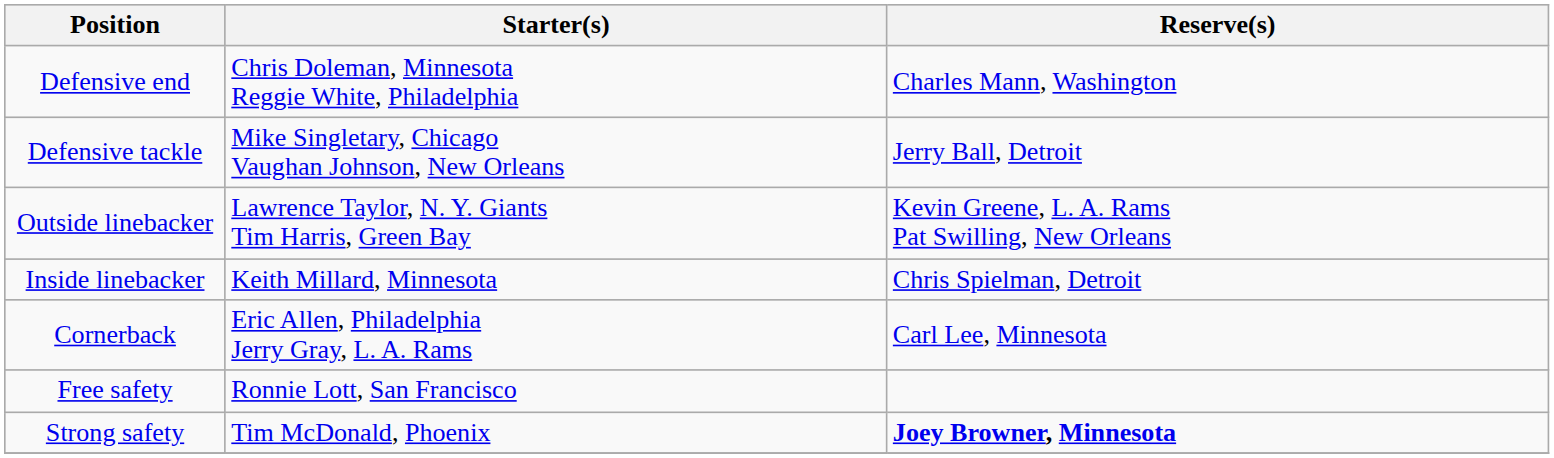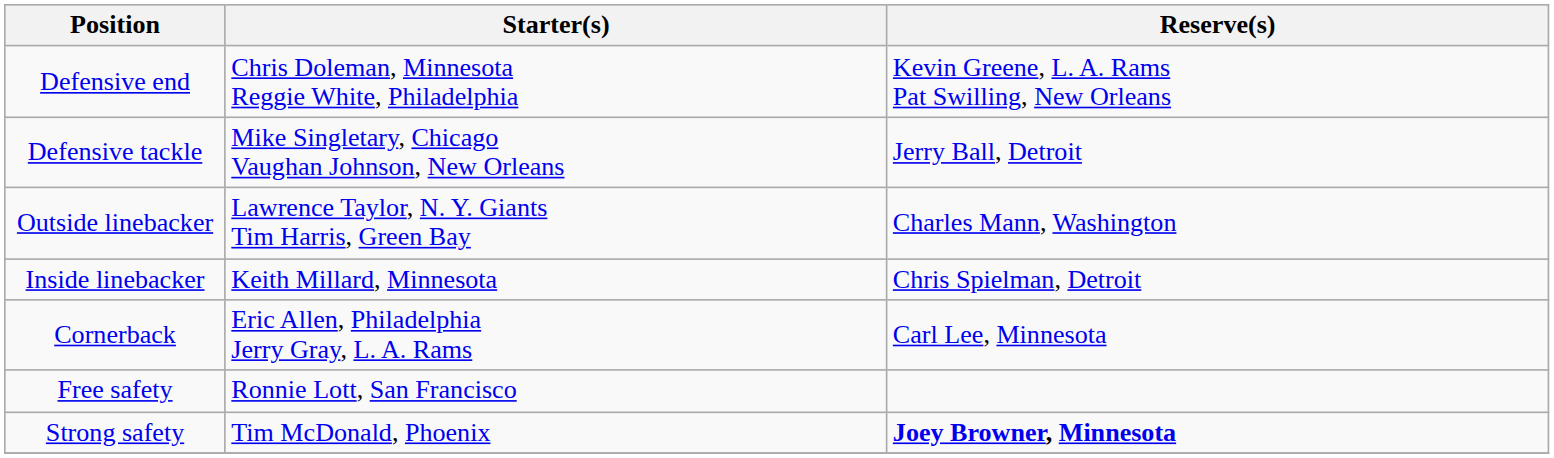(1035, 81) Charles Mann, Washington -> (1032, 81) Kevin Greene, L. A. Rams Pat Swilling, New Orleans
(1032, 222) Kevin Greene, L. A. Rams Pat Swilling, New Orleans -> (1035, 222) Charles Mann, Washington
